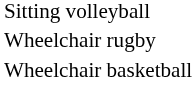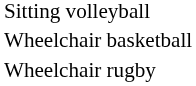rows swapped: (98, 69) <-> (80, 40)
